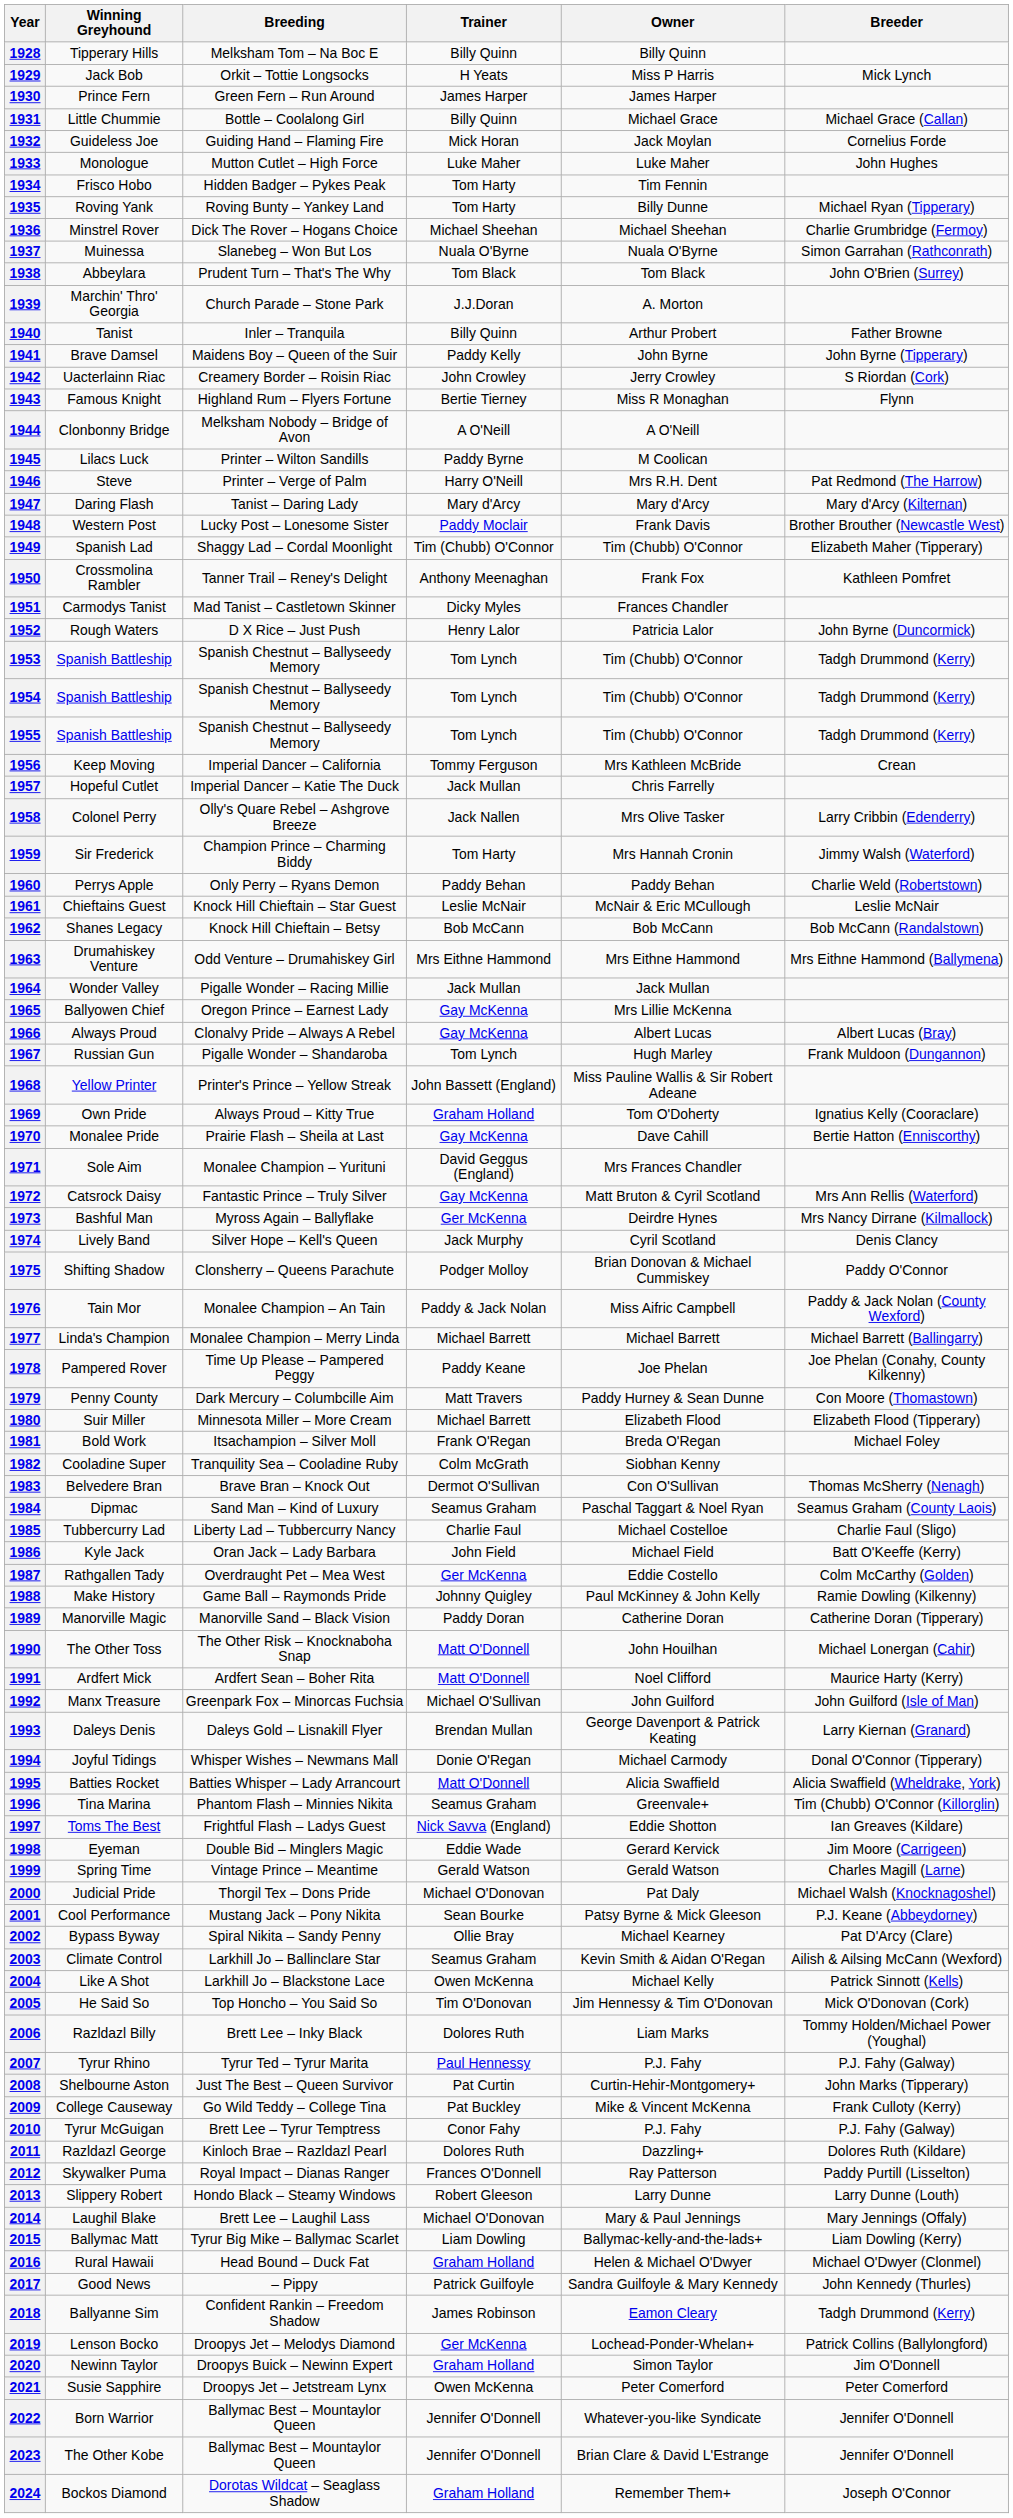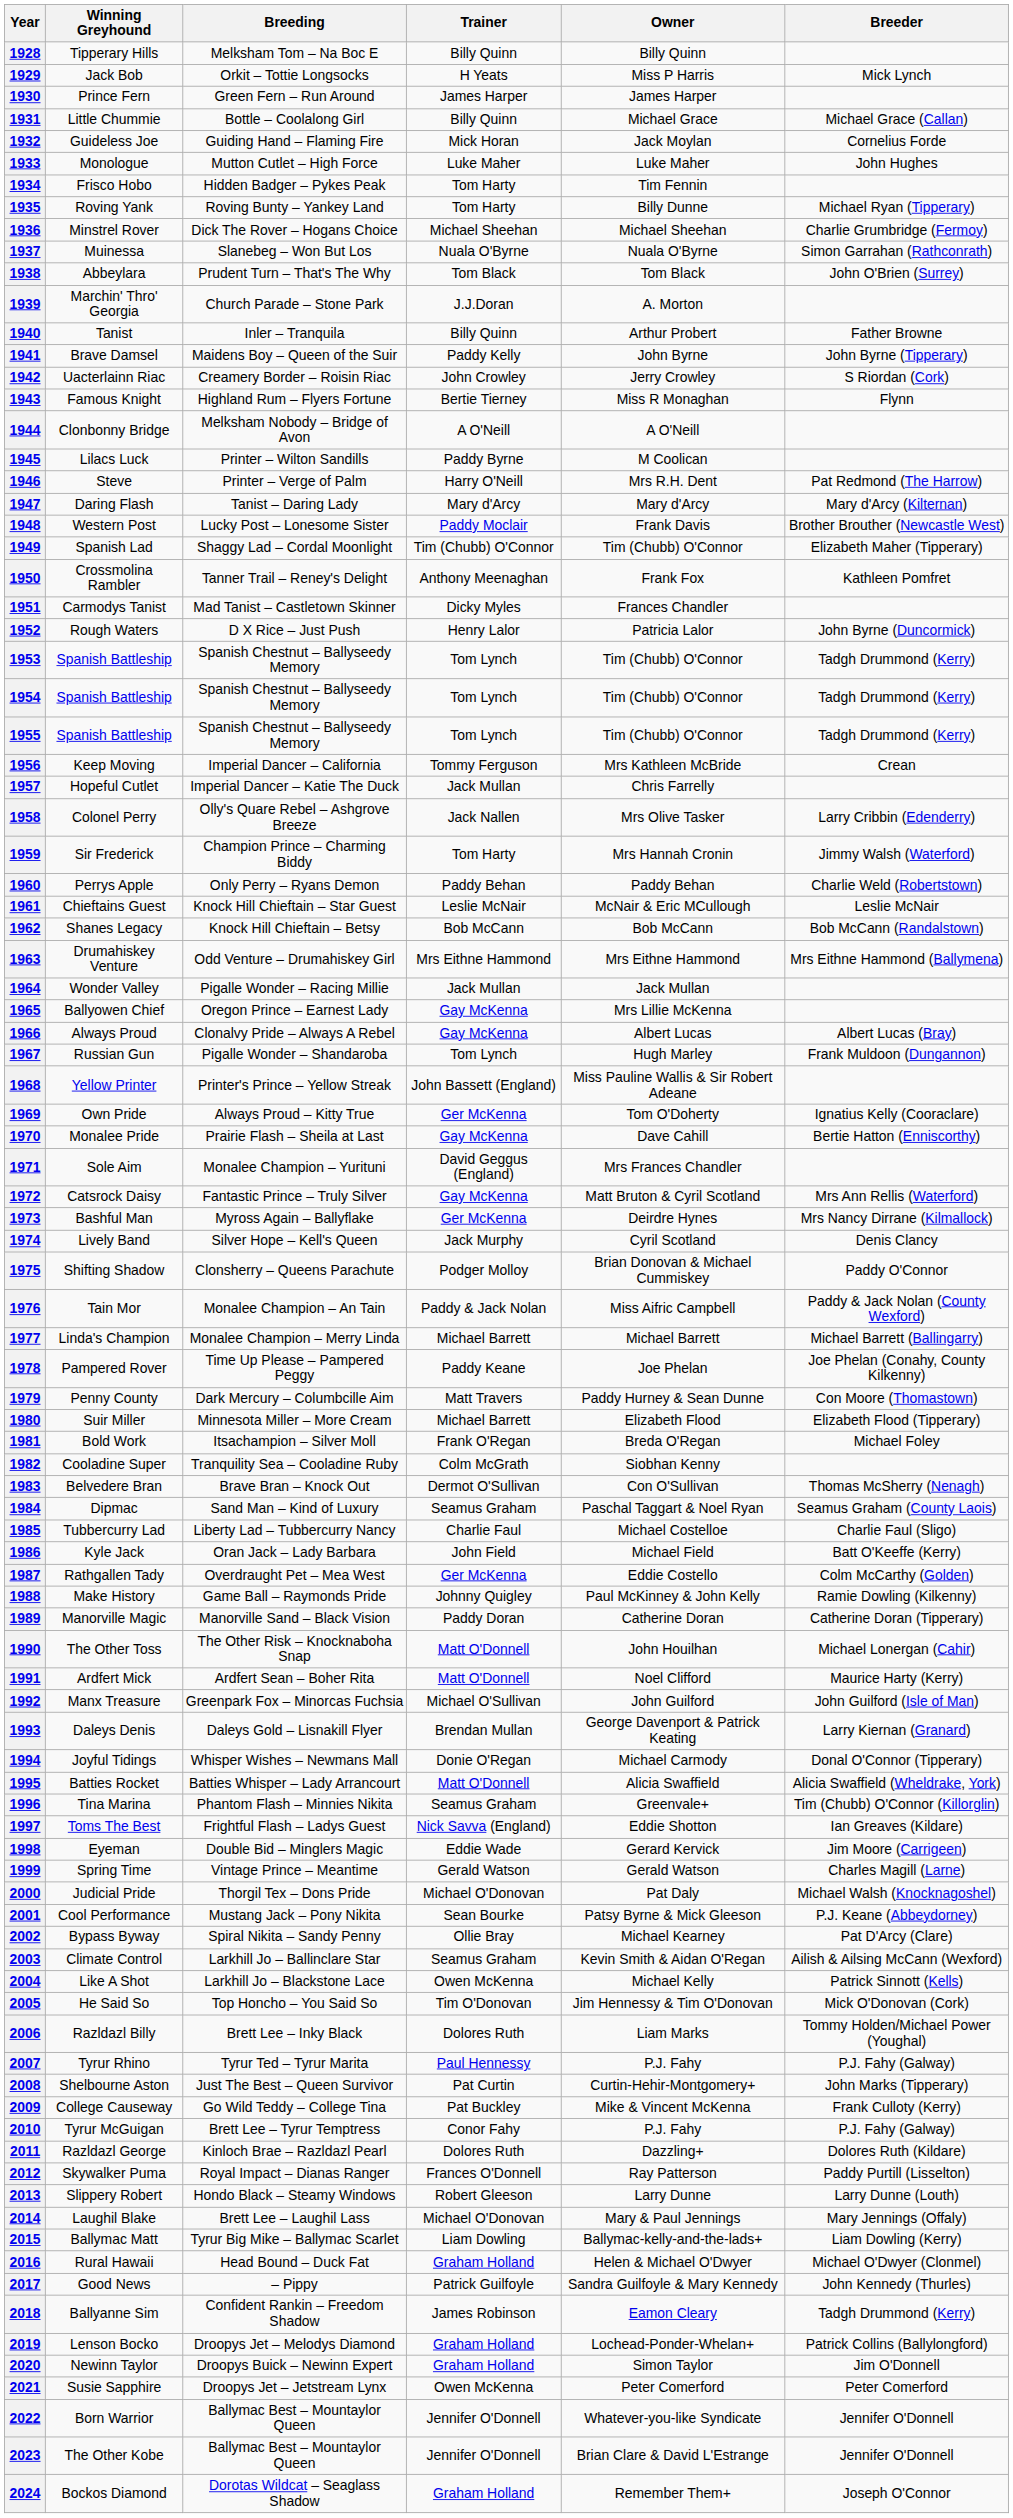(484, 1115) Graham Holland -> (484, 1115) Ger McKenna
(484, 2344) Ger McKenna -> (484, 2344) Graham Holland
